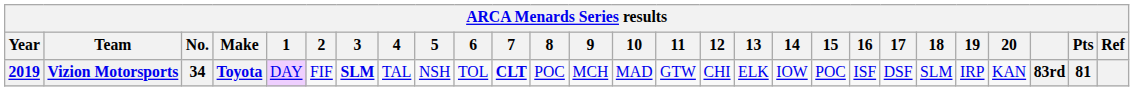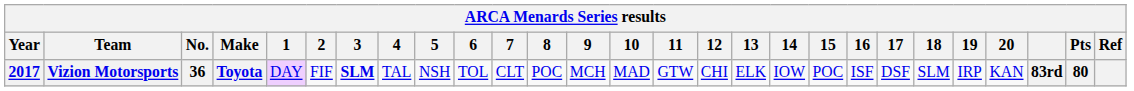(24, 72) 2019 -> (24, 72) 2017
(197, 72) 34 -> (197, 72) 36
(511, 72) bold -> (510, 72) normal
(1083, 72) 81 -> (1081, 72) 80
